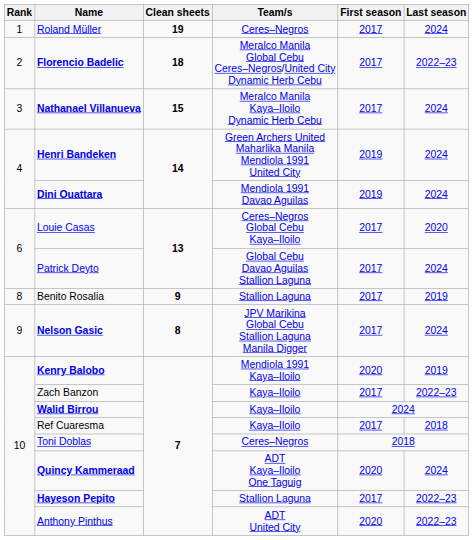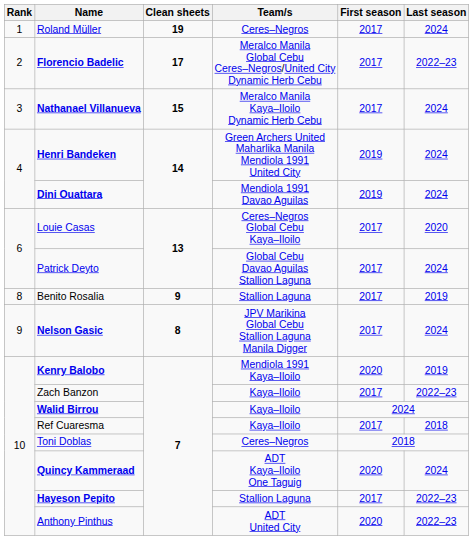(178, 63) 18 -> (178, 63) 17
